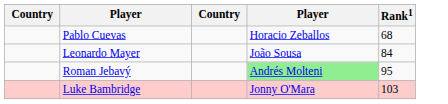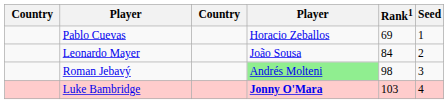+ column: (430, 15)
(387, 35) 68 -> (387, 35) 69
(387, 71) 95 -> (387, 71) 98
(282, 89) normal -> (286, 89) bold
